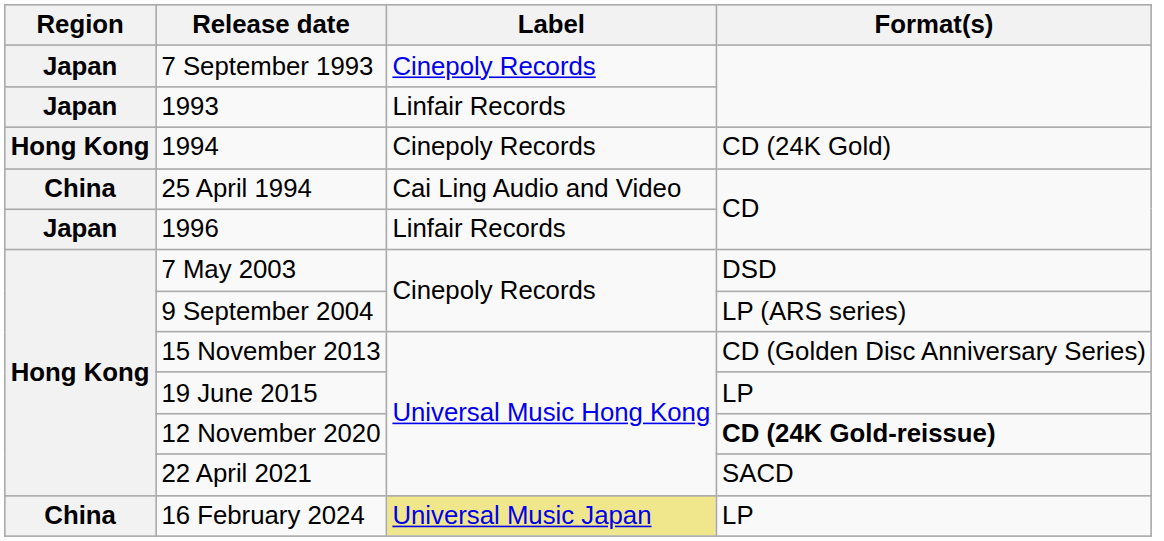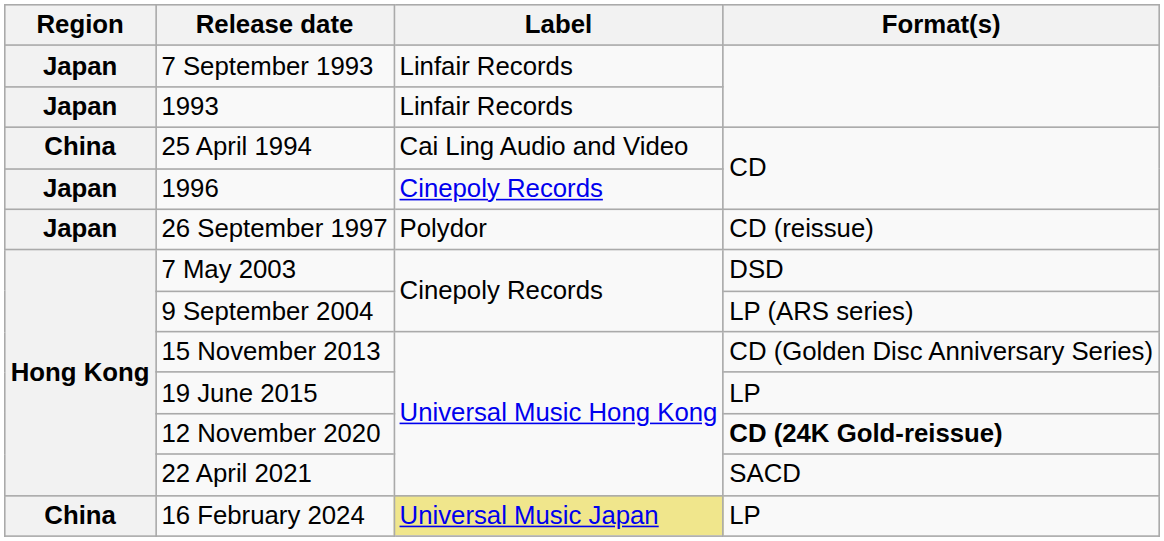(494, 65) Cinepoly Records -> (486, 65) Linfair Records
- row: (190, 147)
(479, 229) Linfair Records -> (501, 188) Cinepoly Records
+ row: (275, 229)
